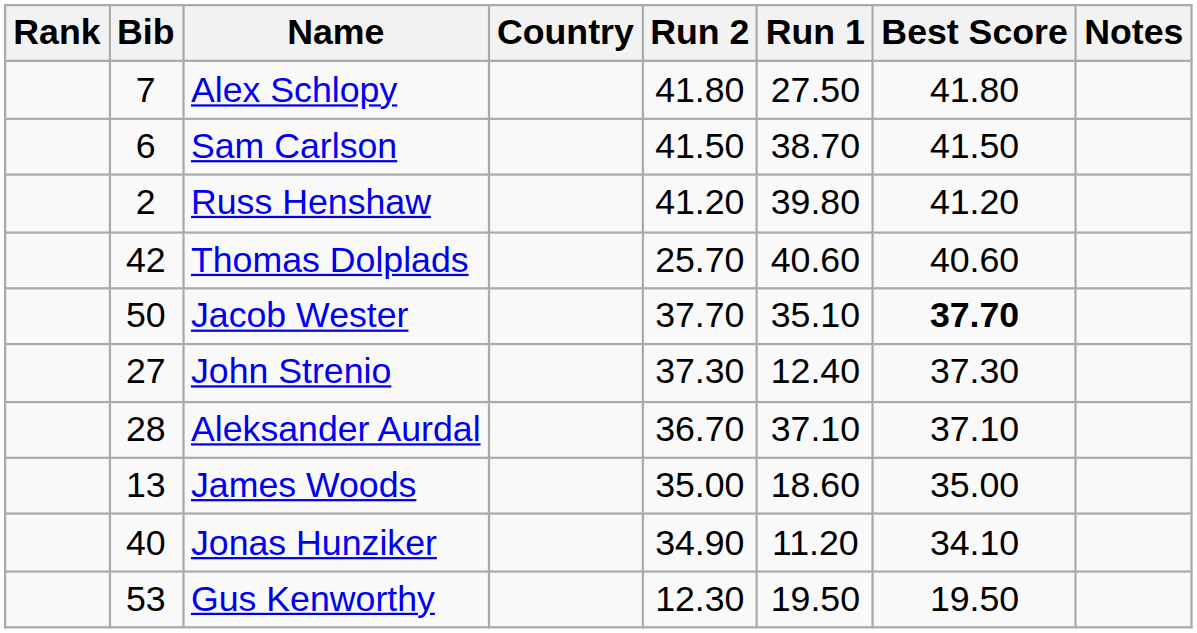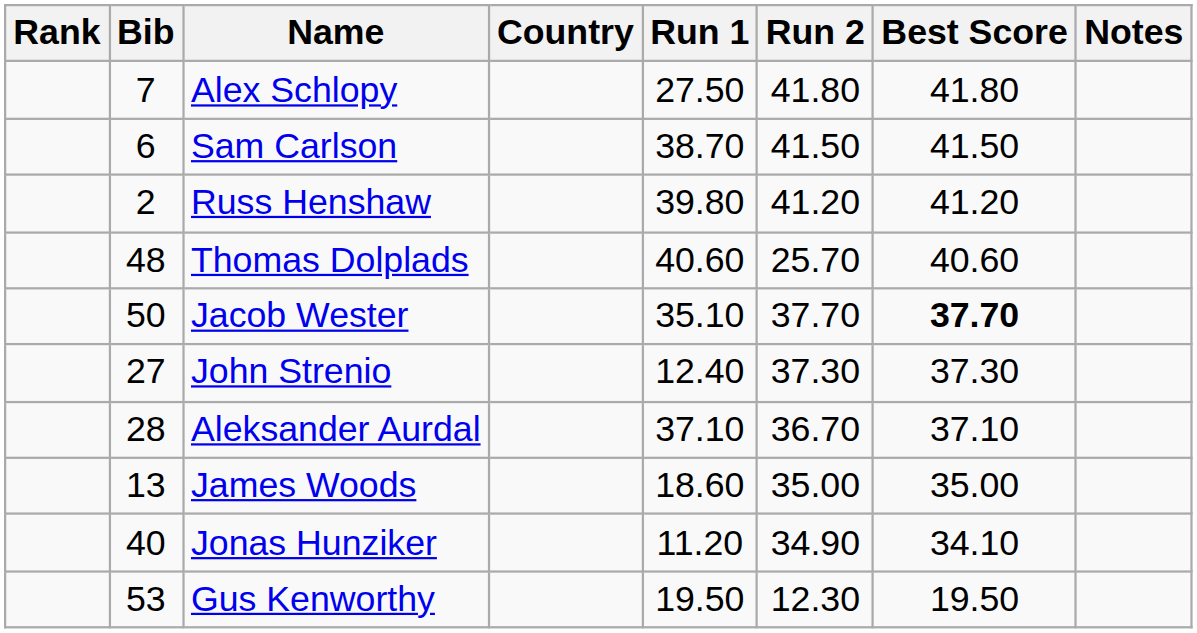columns swapped: (815, 32) <-> (700, 32)
(146, 259) 42 -> (146, 259) 48
